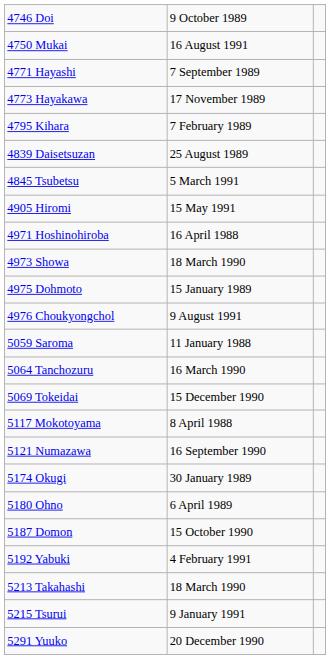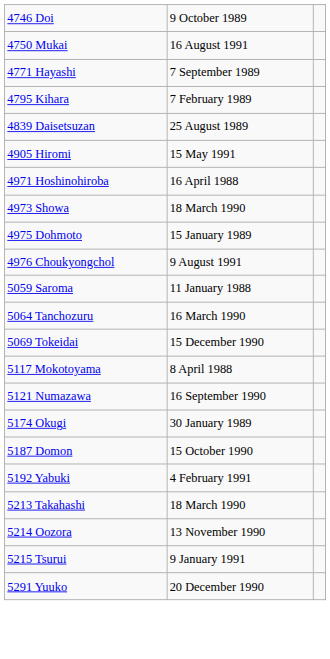- row: (47, 99)
- row: (43, 181)
- row: (35, 504)
+ row: (40, 532)
